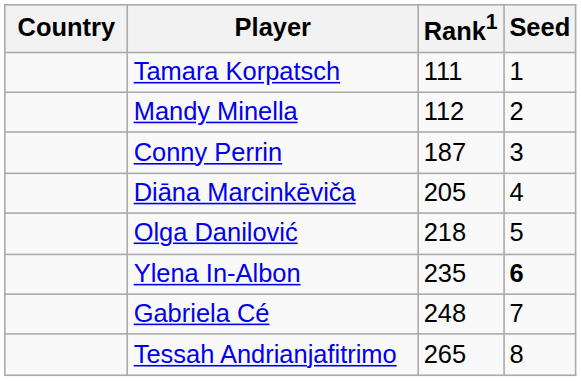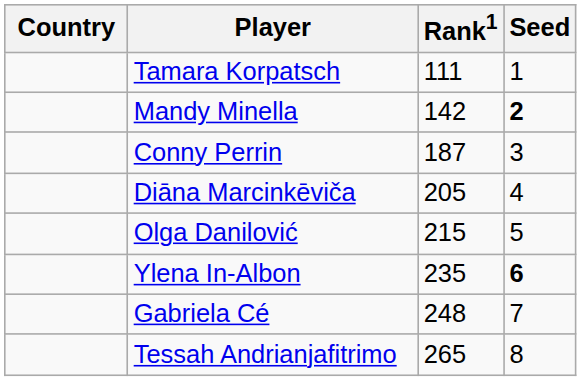(444, 112) 112 -> (445, 112) 142
(516, 112) normal -> (516, 112) bold
(445, 233) 218 -> (445, 233) 215
